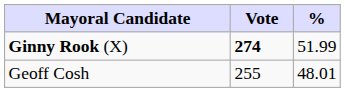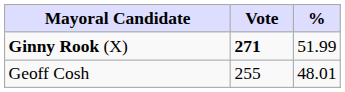(248, 45) 274 -> (248, 45) 271
